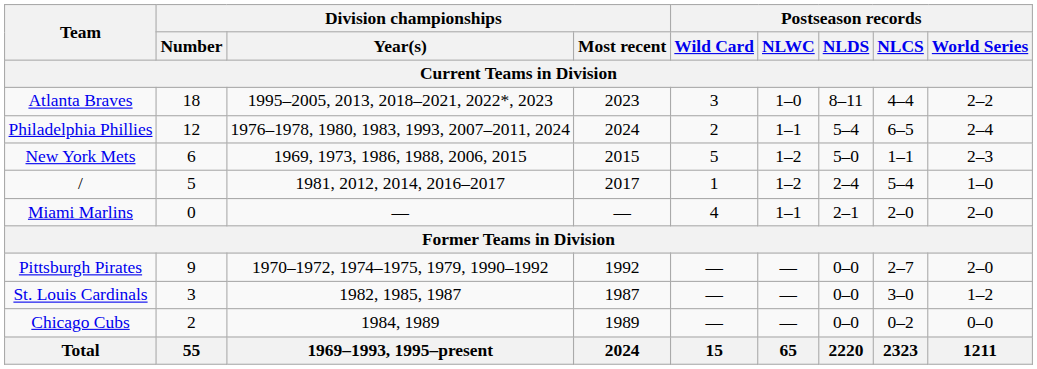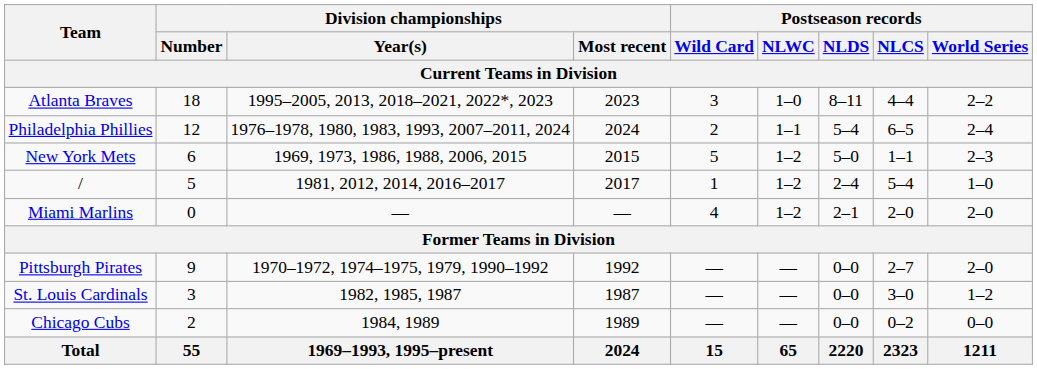(788, 211) 1–1 -> (788, 211) 1–2
